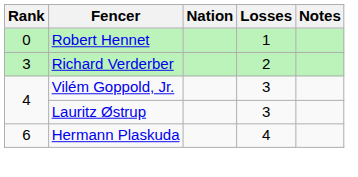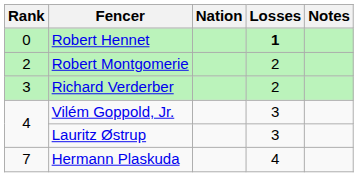(266, 40) normal -> (275, 40) bold
+ row: (120, 64)
(26, 135) 6 -> (26, 159) 7
